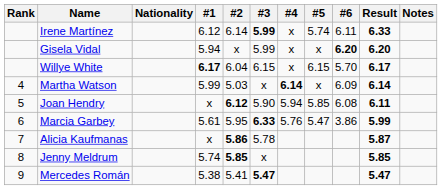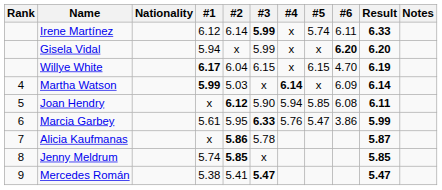(346, 67) 5.70 -> (346, 67) 4.70
(380, 67) 6.17 -> (380, 67) 6.19
(209, 85) normal -> (209, 85) bold
